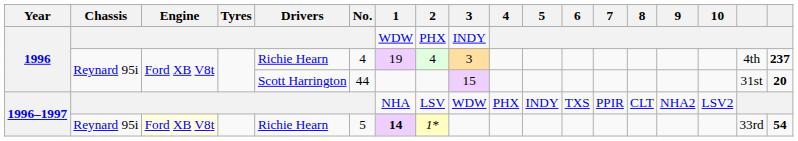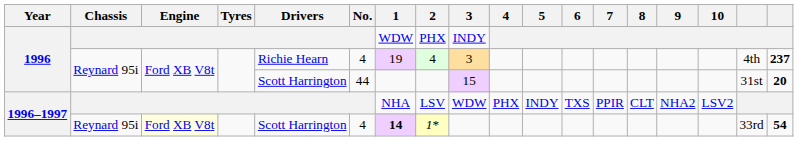(293, 125) Richie Hearn -> (302, 125) Scott Harrington
(362, 125) 5 -> (362, 125) 4
